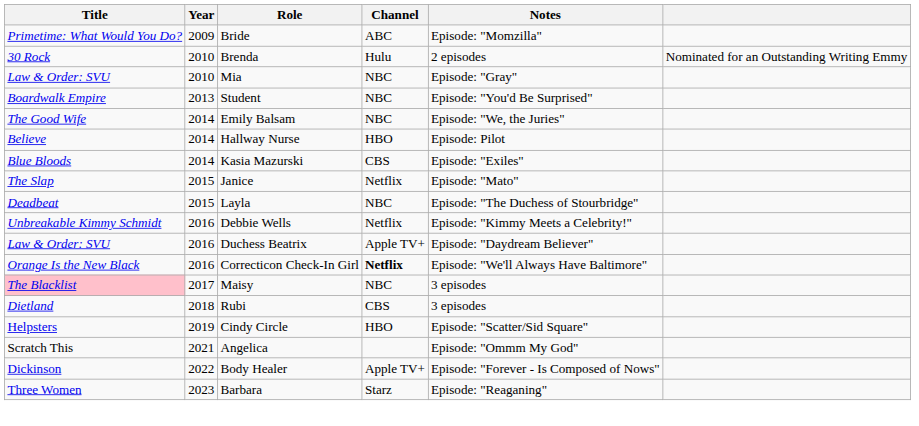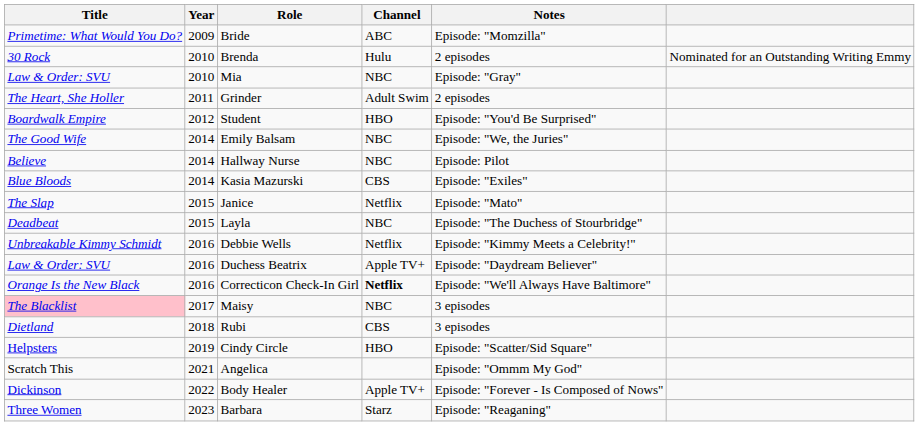+ row: (241, 98)
(201, 98) 2013 -> (201, 118) 2012
(378, 98) NBC -> (379, 118) HBO
(379, 139) HBO -> (378, 160) NBC
